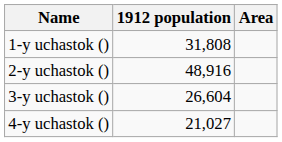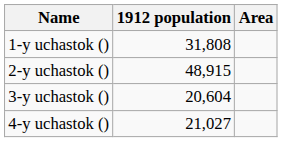(208, 70) 48,916 -> (208, 70) 48,915
(208, 96) 26,604 -> (208, 96) 20,604
